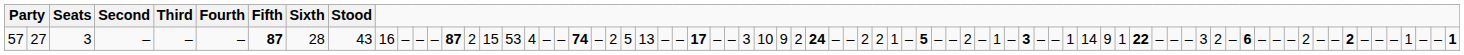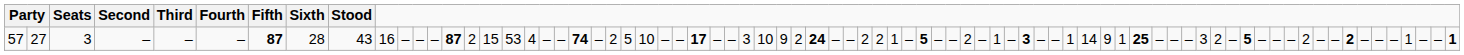(647, 38) 13 -> (647, 38) 10
(1141, 38) 22 -> (1141, 38) 25
(1247, 38) 6 -> (1247, 38) 5
